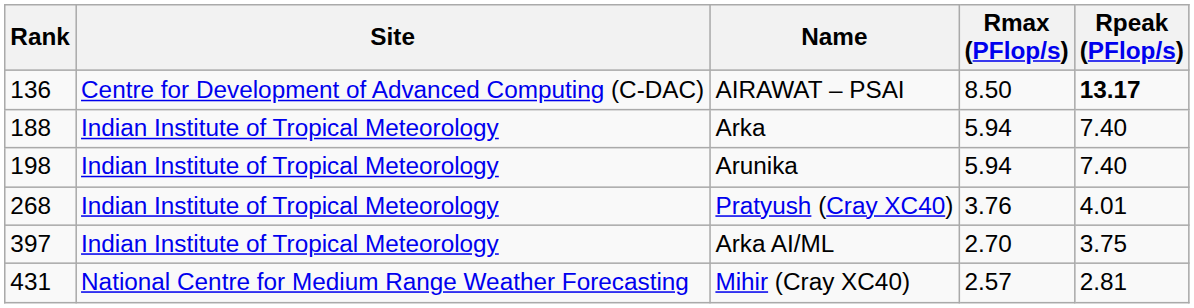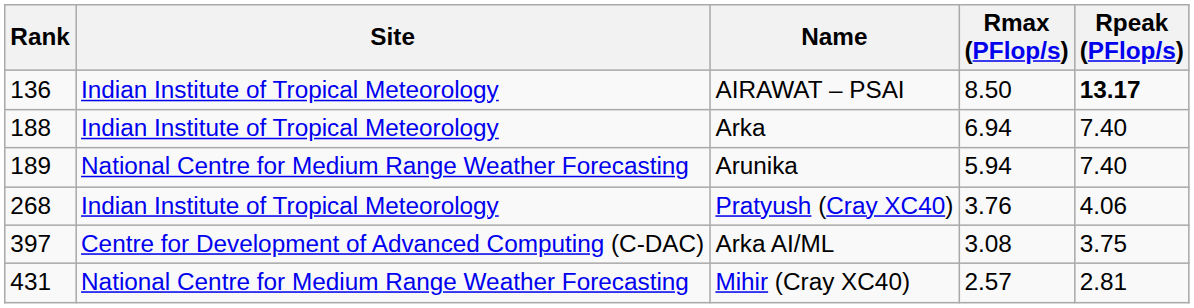(393, 89) Centre for Development of Advanced Computing (C-DAC) -> (290, 89) Indian Institute of Tropical Meteorology
(988, 128) 5.94 -> (988, 128) 6.94
(31, 166) 198 -> (31, 166) 189
(290, 166) Indian Institute of Tropical Meteorology -> (385, 166) National Centre for Medium Range Weather Forecasting
(1103, 205) 4.01 -> (1103, 205) 4.06
(290, 243) Indian Institute of Tropical Meteorology -> (393, 243) Centre for Development of Advanced Computing (C-DAC)
(988, 243) 2.70 -> (988, 243) 3.08
